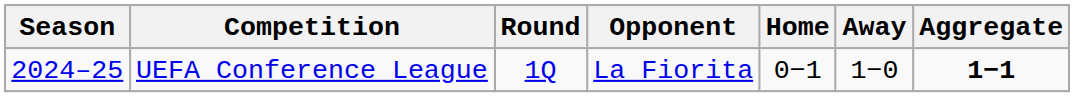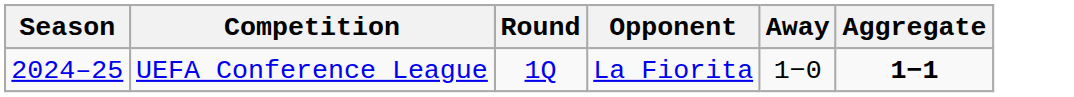- column: (798, 27)
